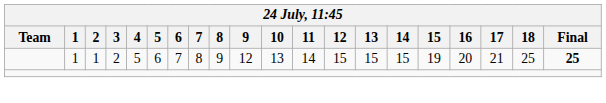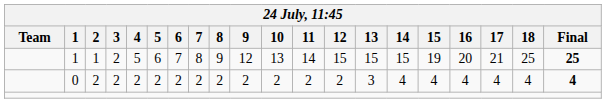+ row: (75, 80)
